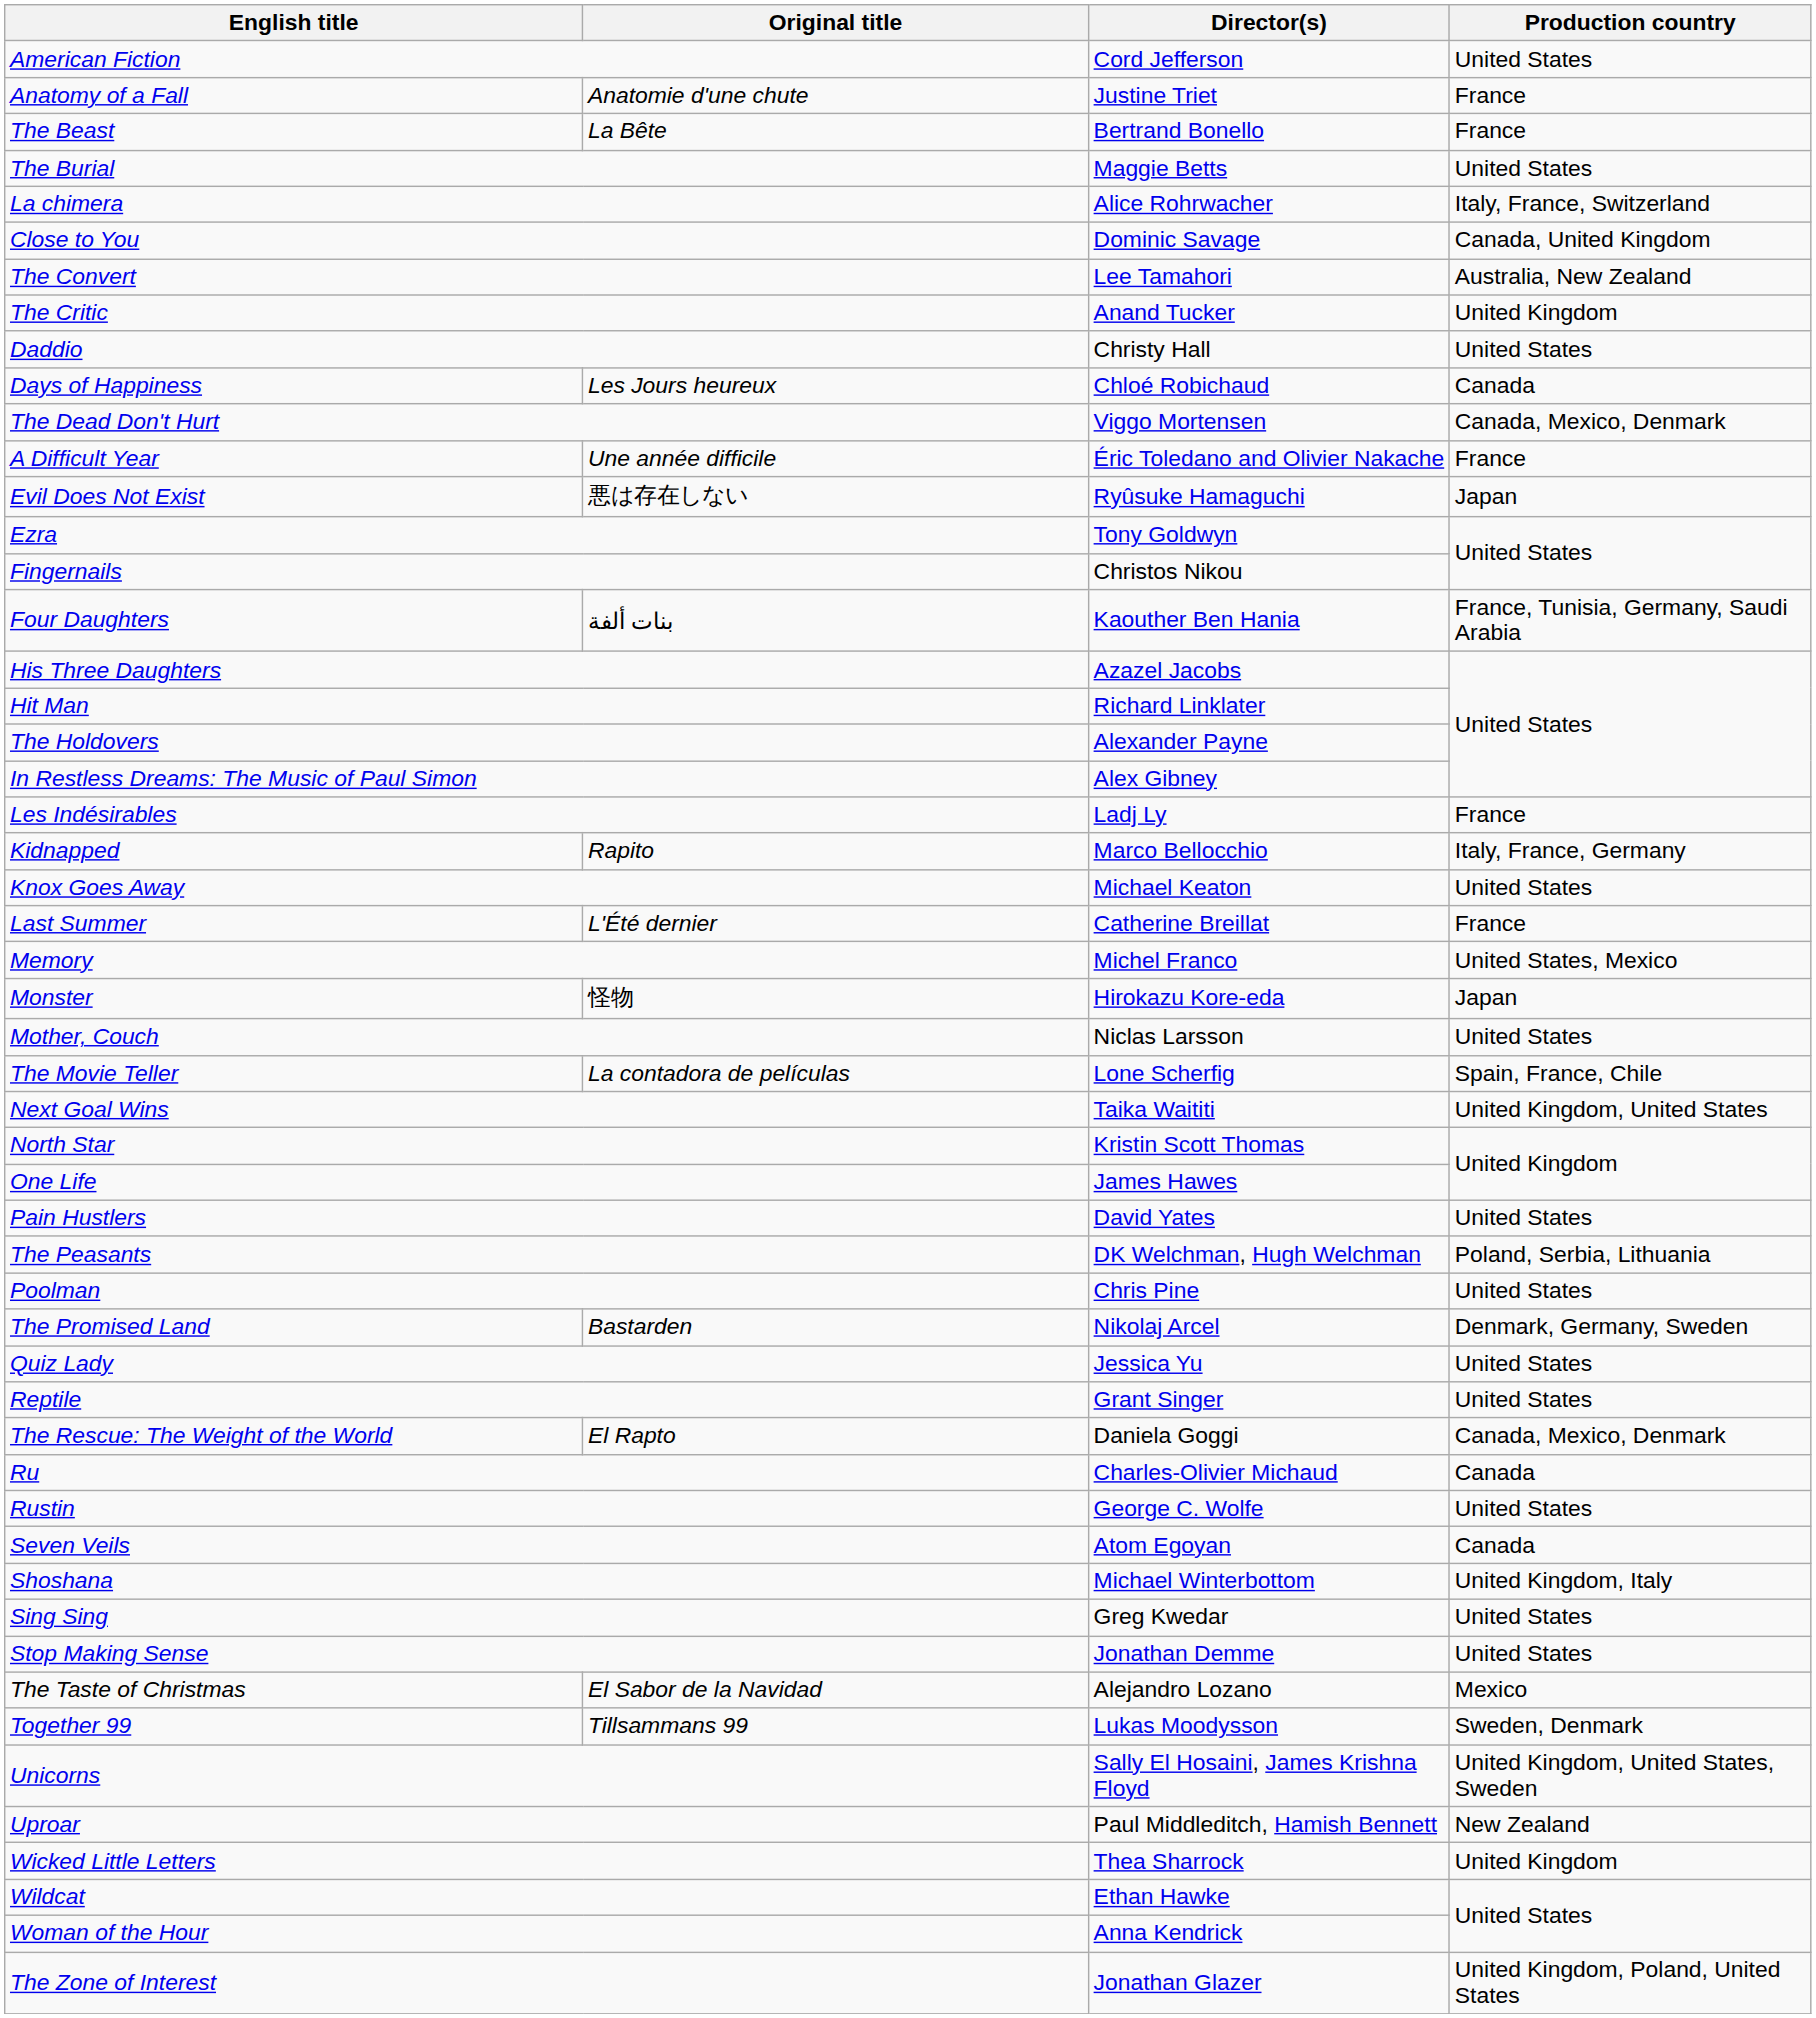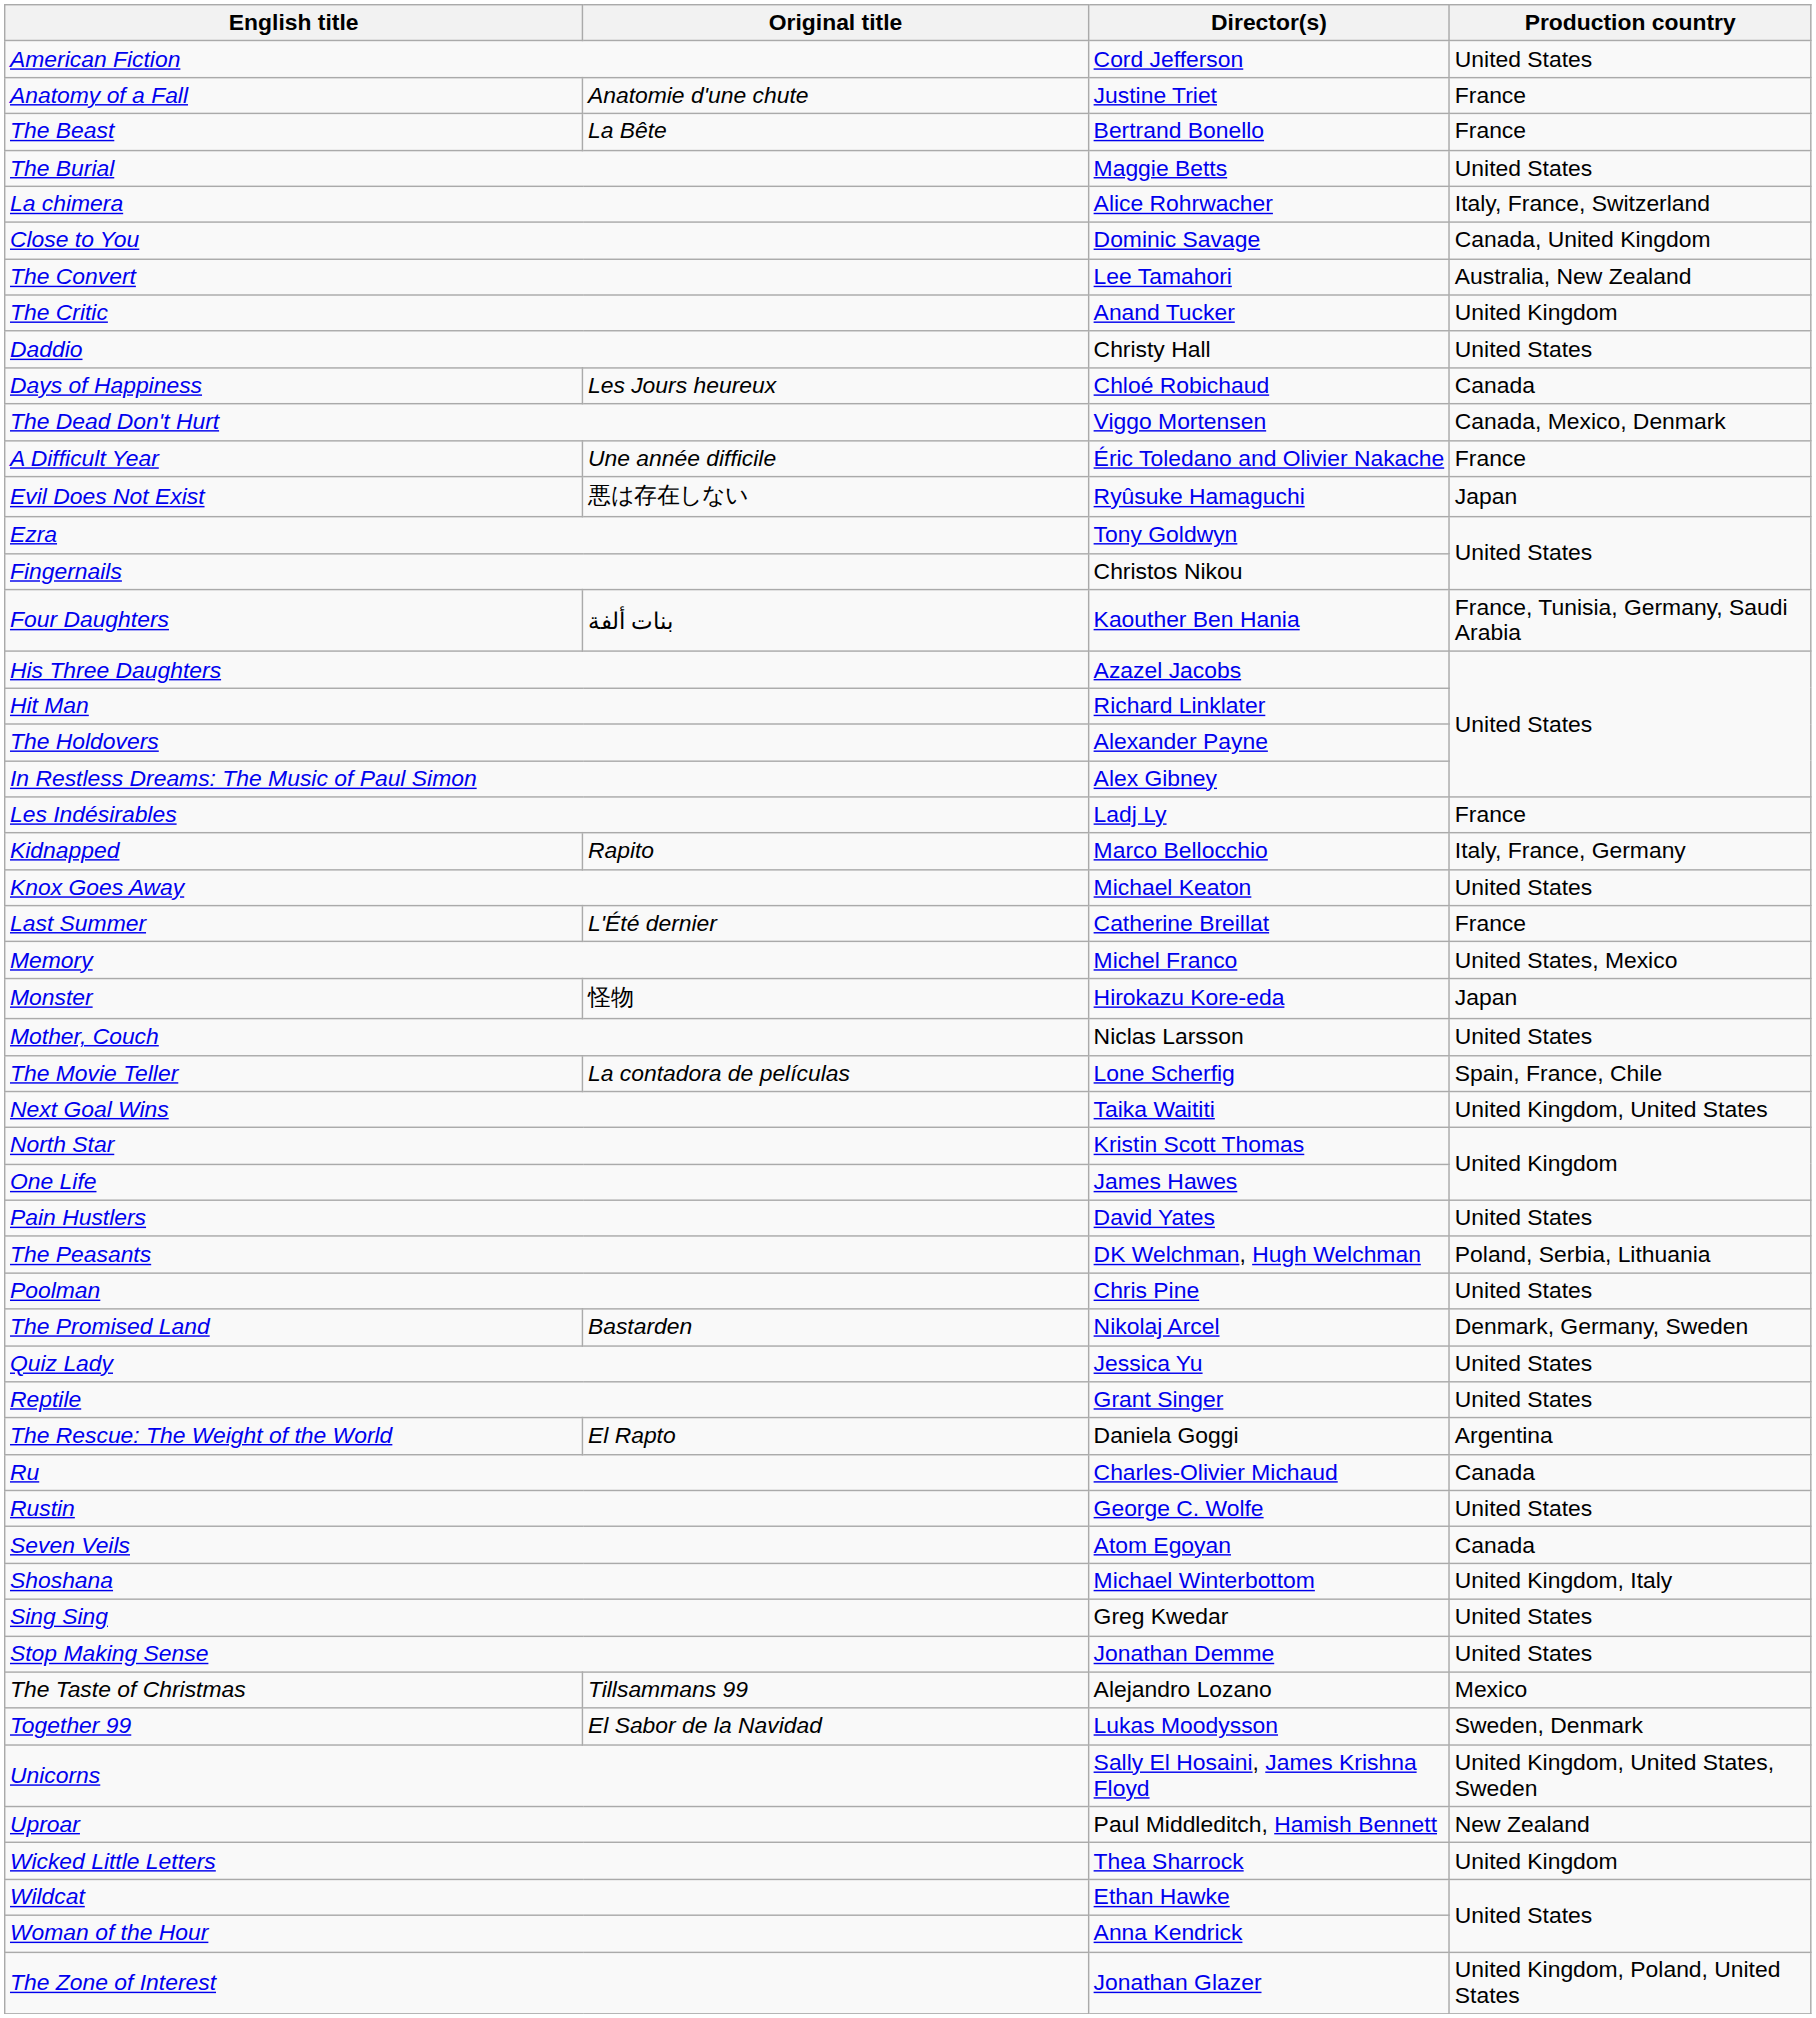(1590, 1435) Canada, Mexico, Denmark -> (1504, 1435) Argentina
(705, 1689) El Sabor de la Navidad -> (668, 1689) Tillsammans 99
(668, 1726) Tillsammans 99 -> (705, 1726) El Sabor de la Navidad
